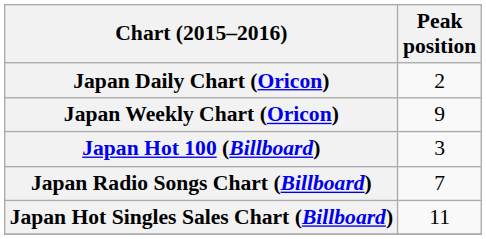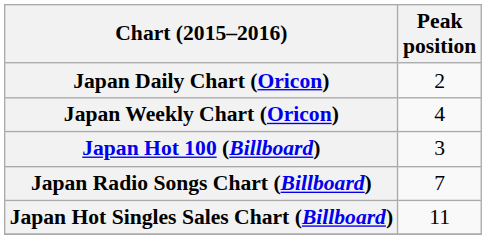(440, 114) 9 -> (440, 114) 4
